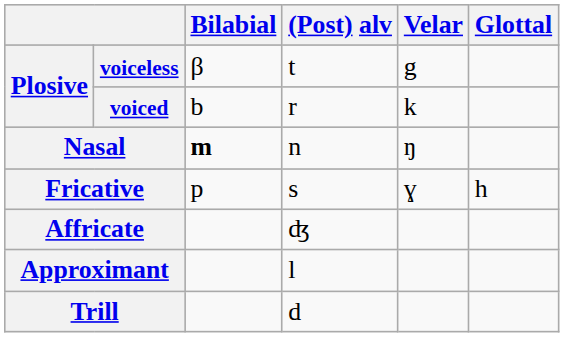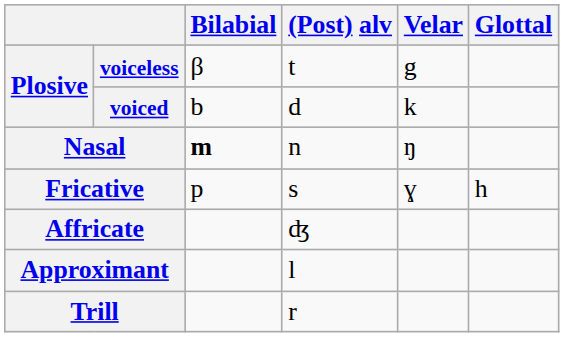(293, 106) r -> (295, 106) d
(295, 310) d -> (293, 310) r
